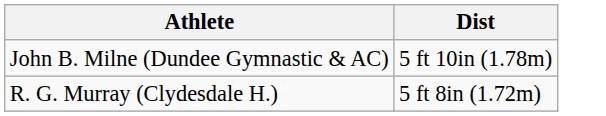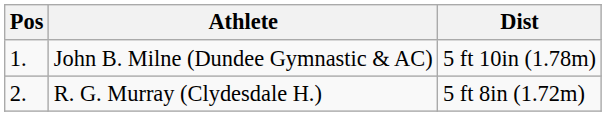+ column: (27, 22)
